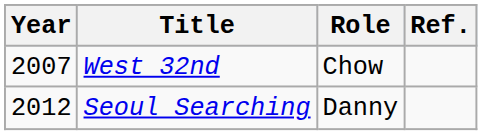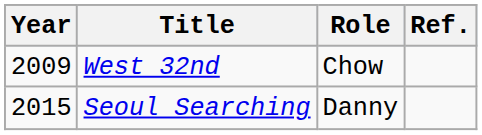(41, 67) 2007 -> (41, 67) 2009
(41, 108) 2012 -> (41, 108) 2015
